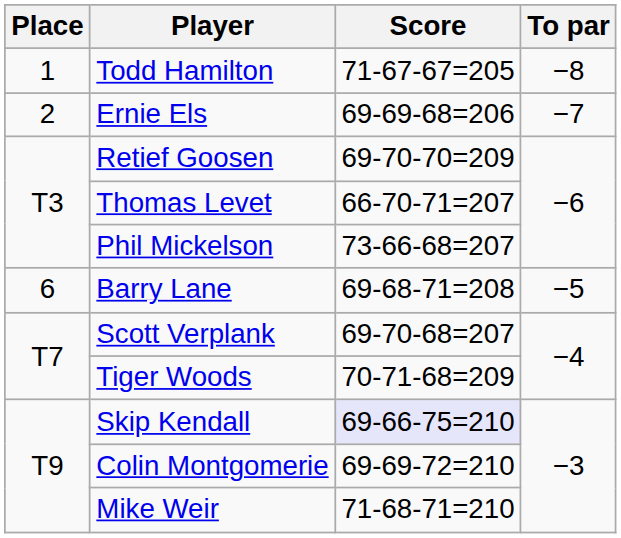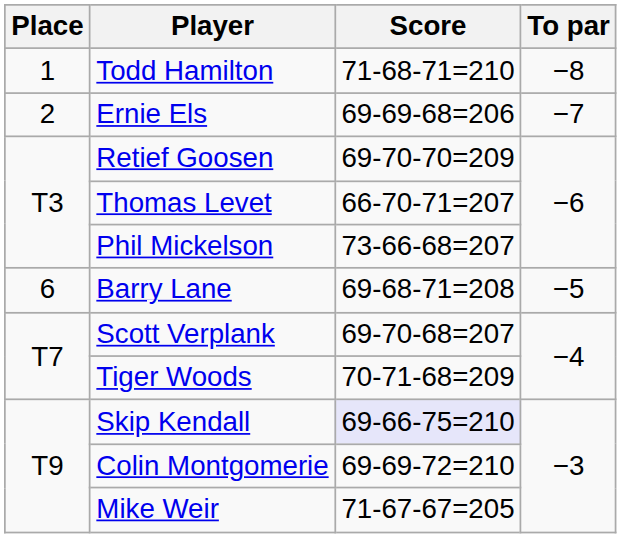(428, 70) 71-67-67=205 -> (428, 70) 71-68-71=210
(428, 509) 71-68-71=210 -> (428, 509) 71-67-67=205
